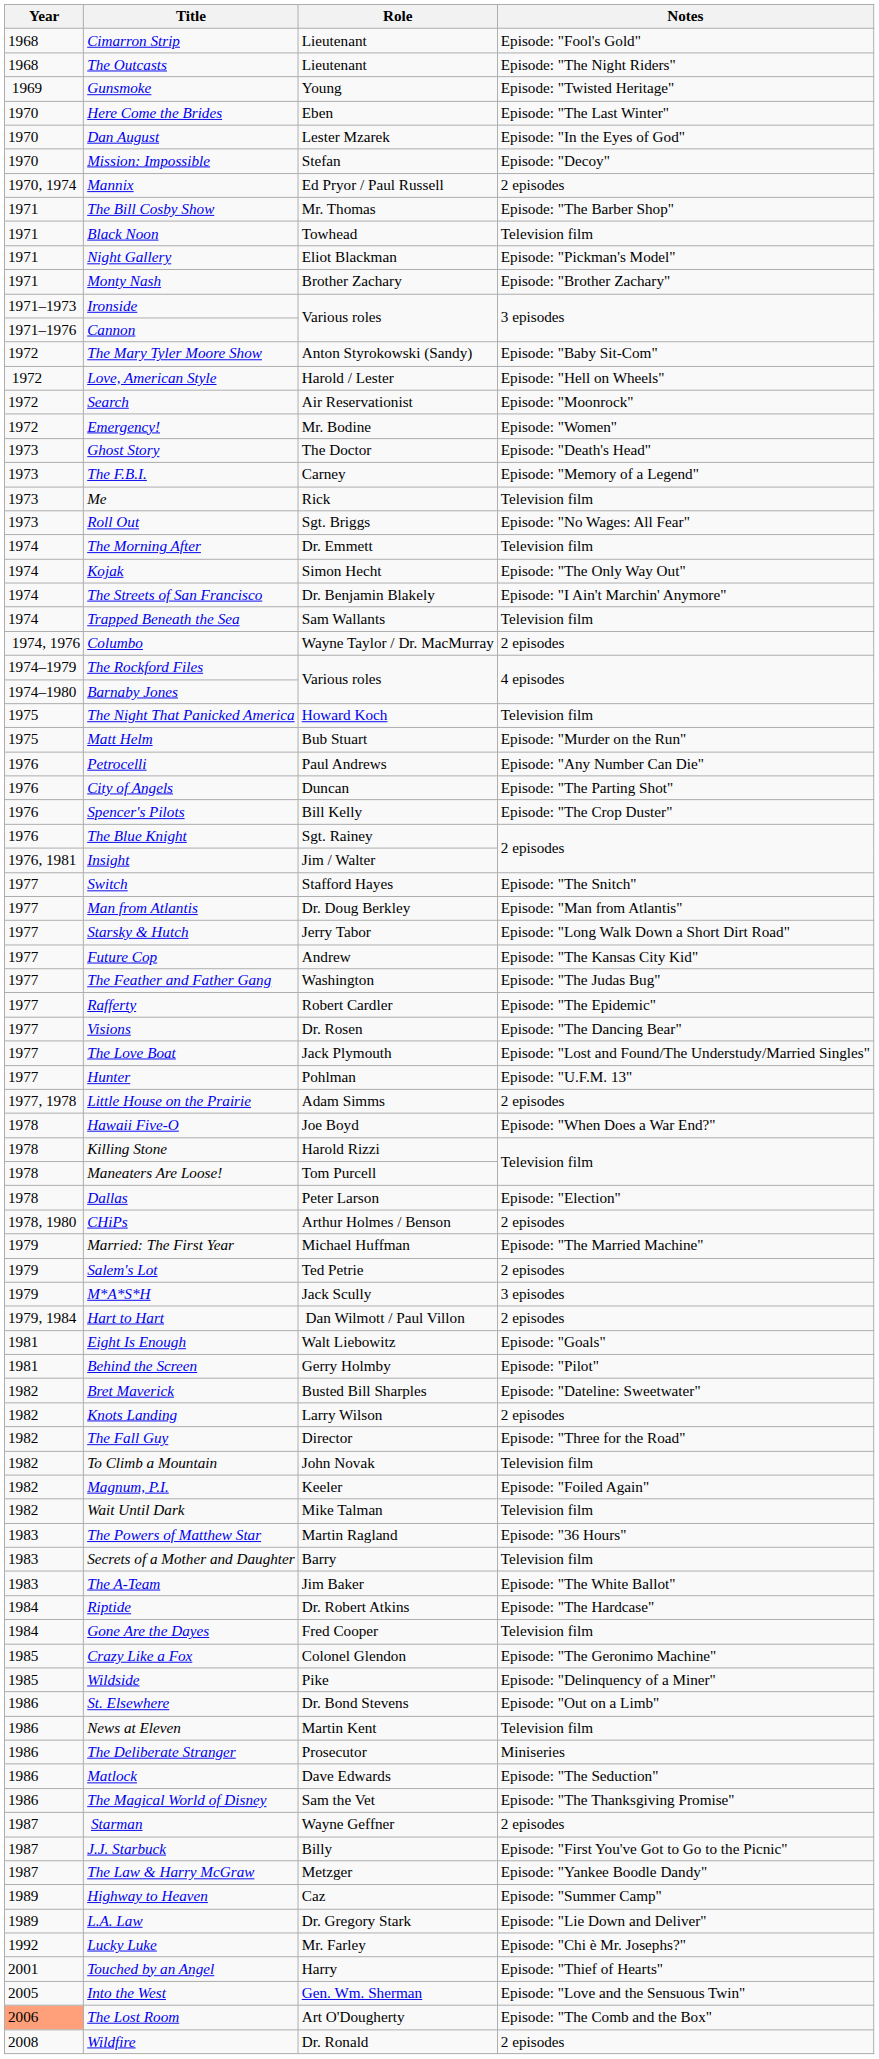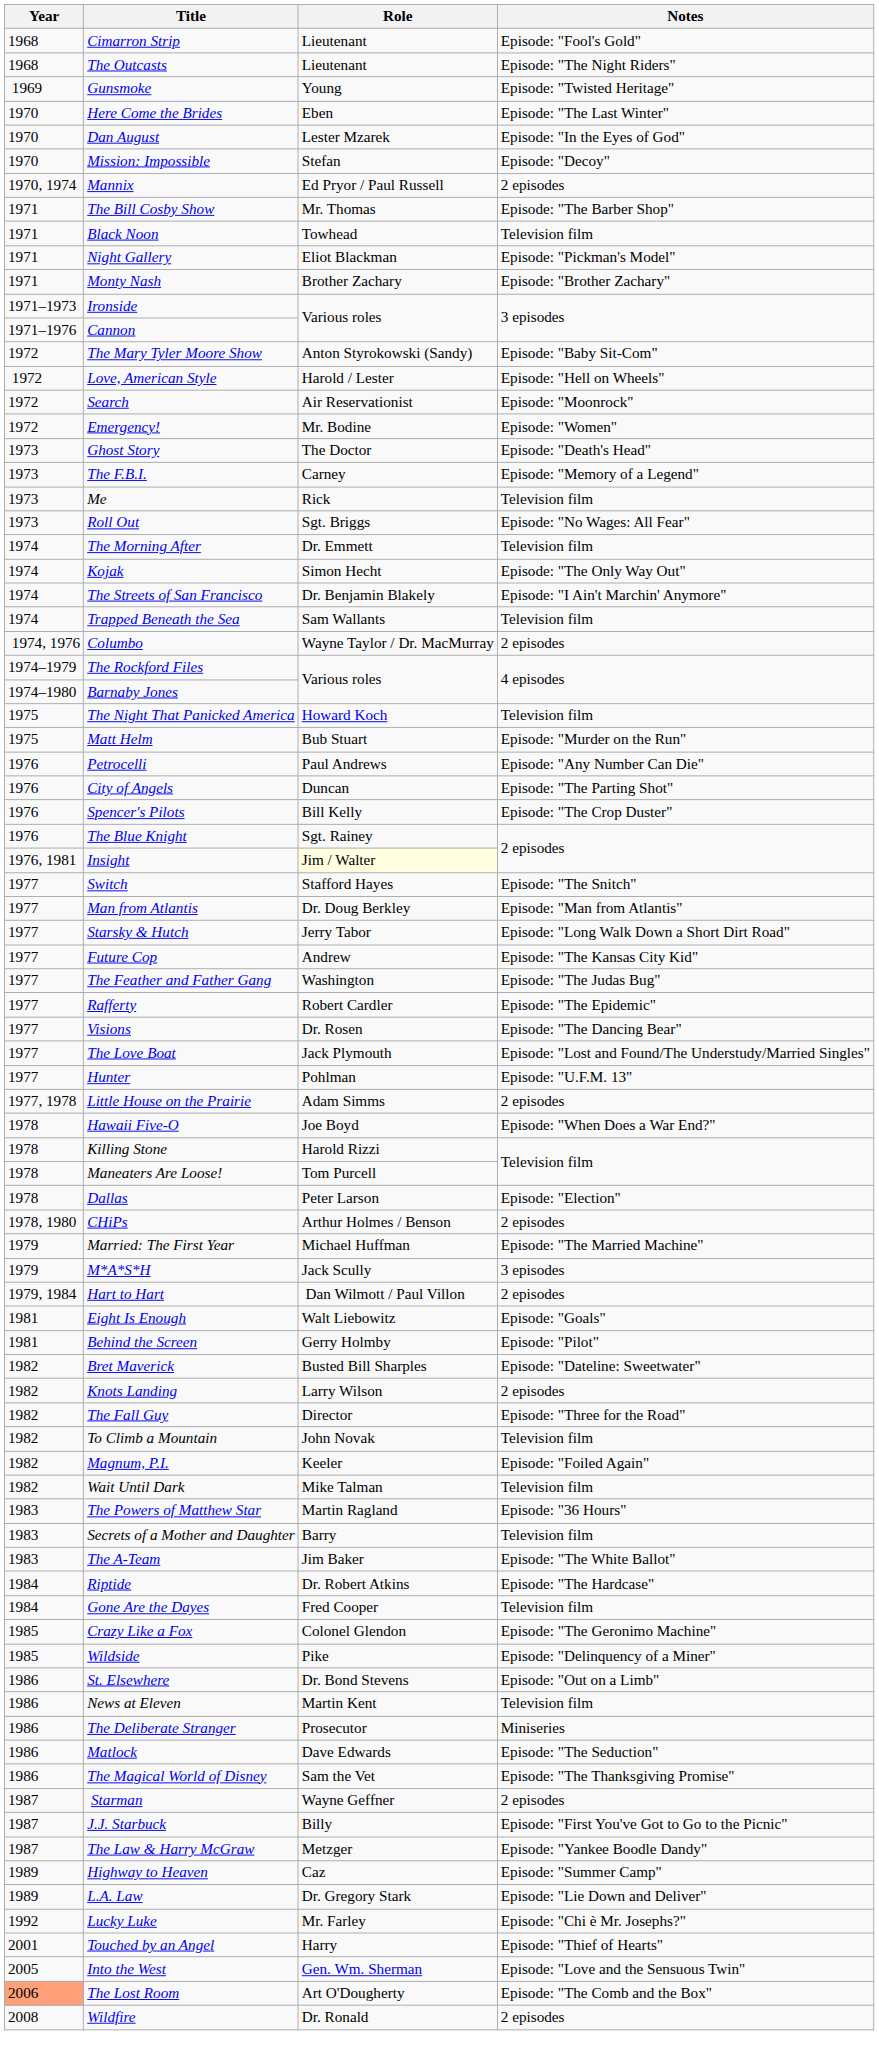(339, 860) no background -> (339, 860) lightyellow background
- row: (122, 1270)
